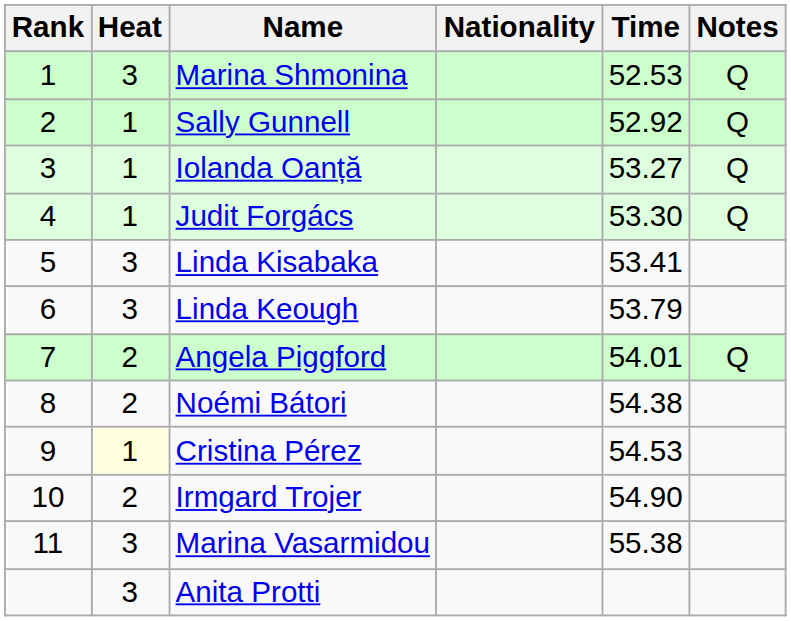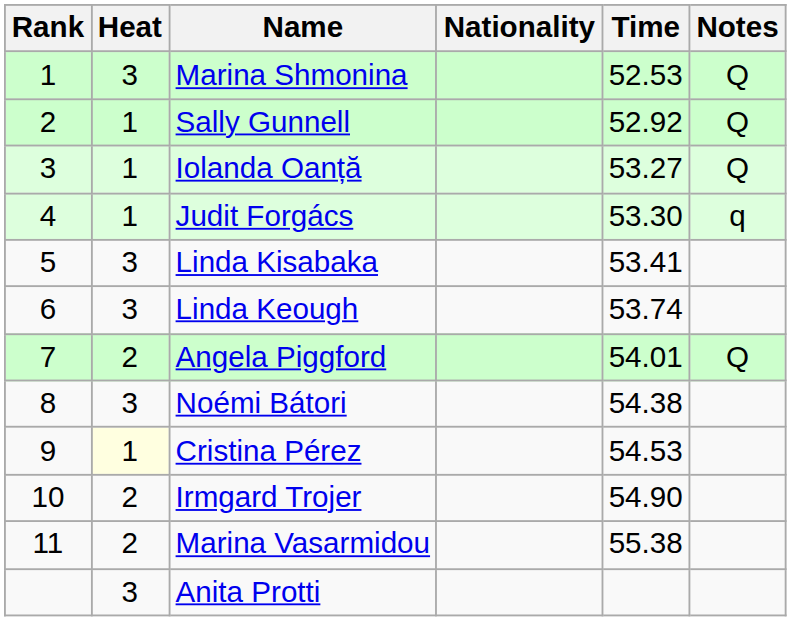(738, 215) Q -> (737, 215) q
(646, 309) 53.79 -> (646, 309) 53.74
(130, 403) 2 -> (130, 403) 3
(130, 544) 3 -> (130, 544) 2
